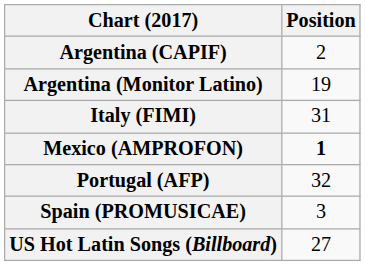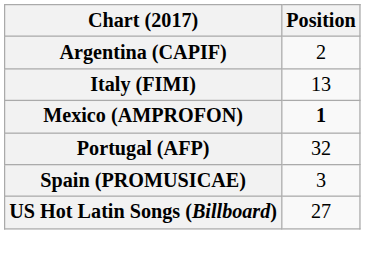- row: (143, 84)
(321, 116) 31 -> (321, 84) 13
